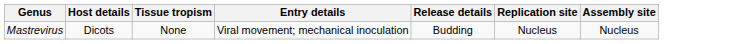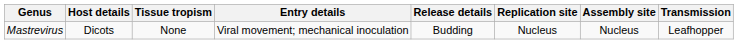+ column: (696, 13)
